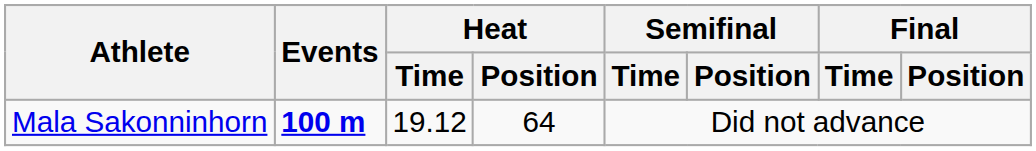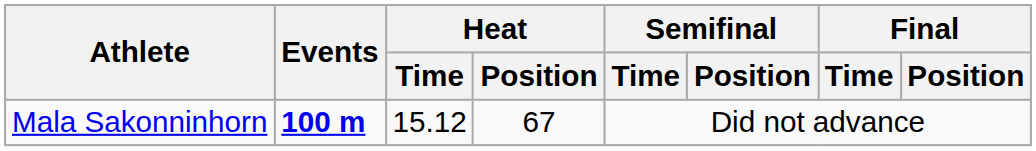(430, 123) 19.12 -> (430, 123) 15.12
(539, 123) 64 -> (539, 123) 67
